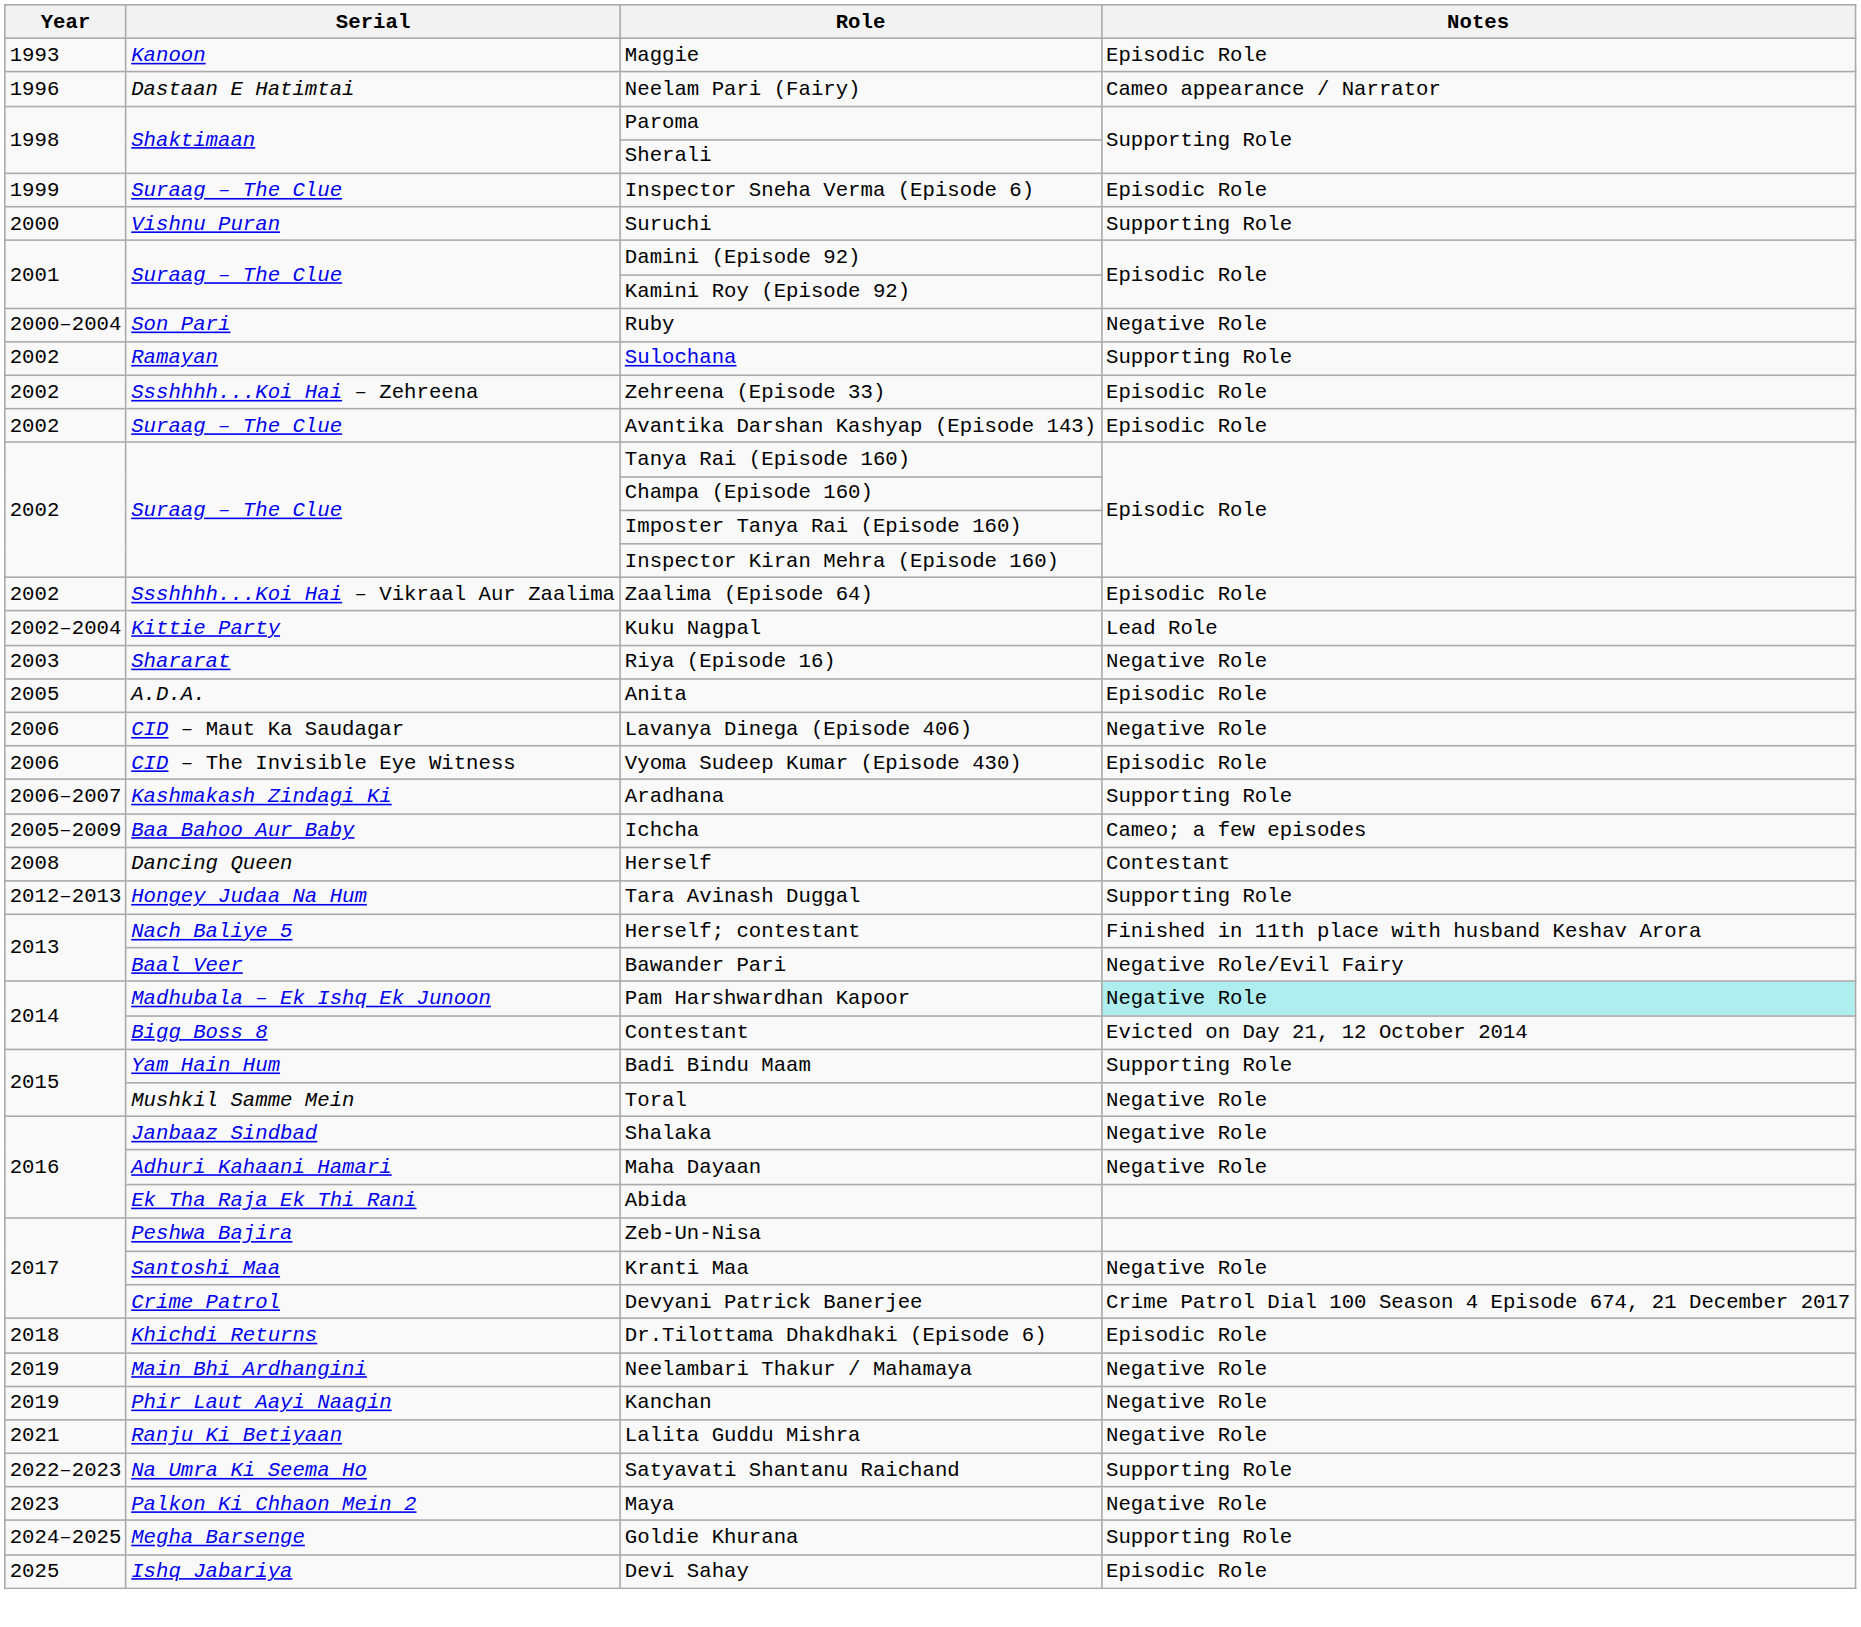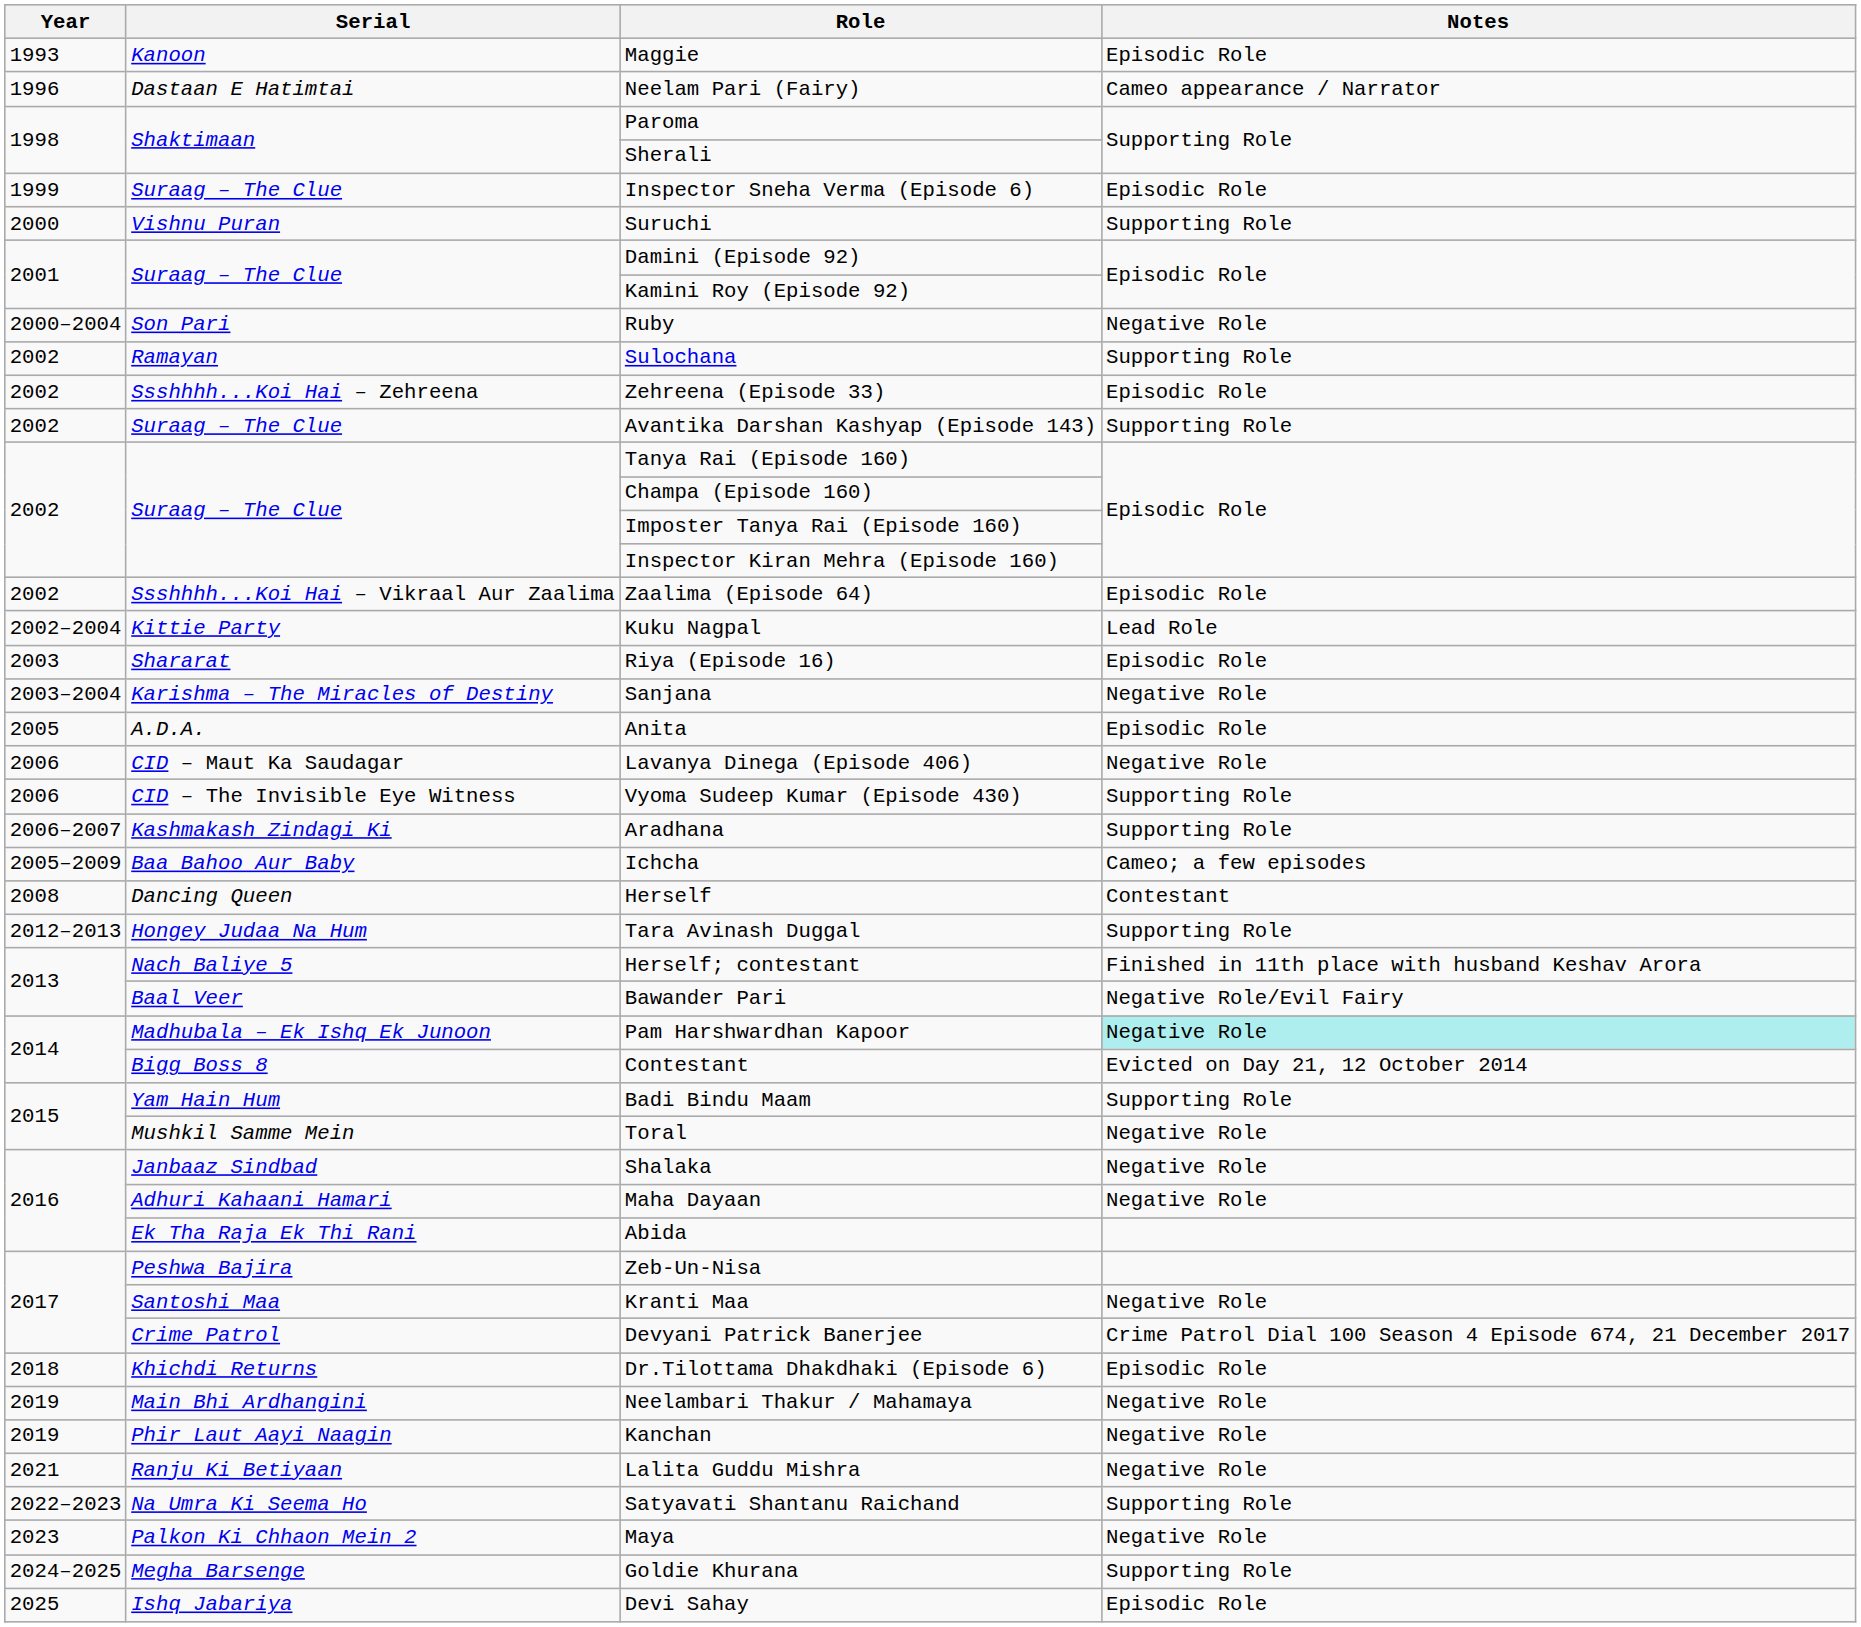(1187, 426) Episodic Role -> (1199, 426) Supporting Role
(1187, 662) Negative Role -> (1187, 662) Episodic Role
+ row: (668, 695)
(1187, 763) Episodic Role -> (1199, 796) Supporting Role
